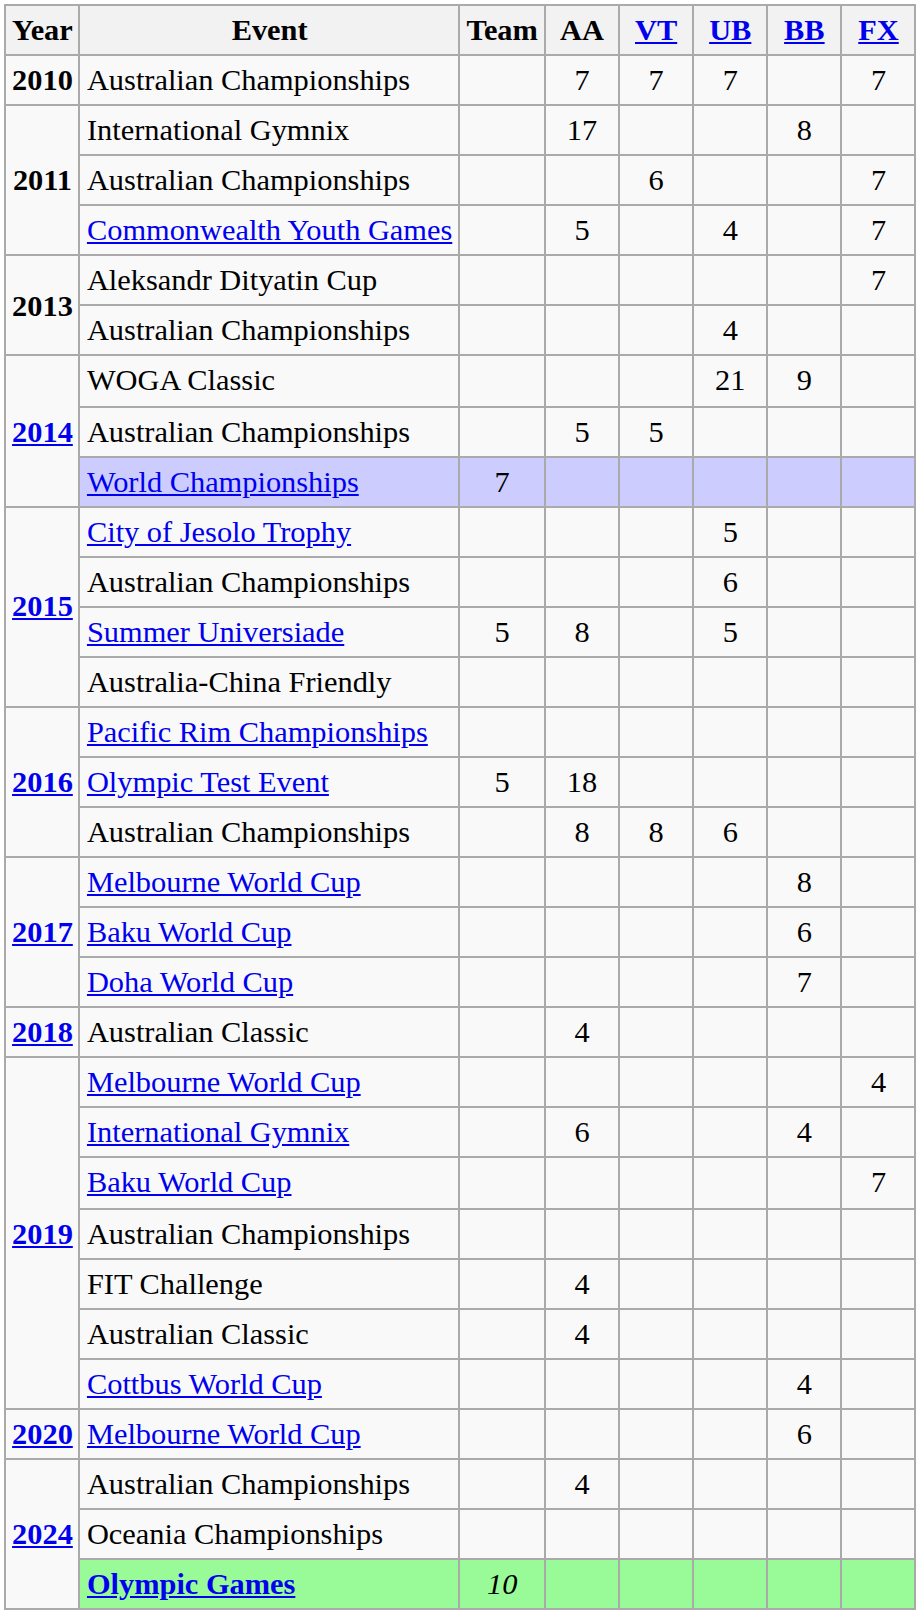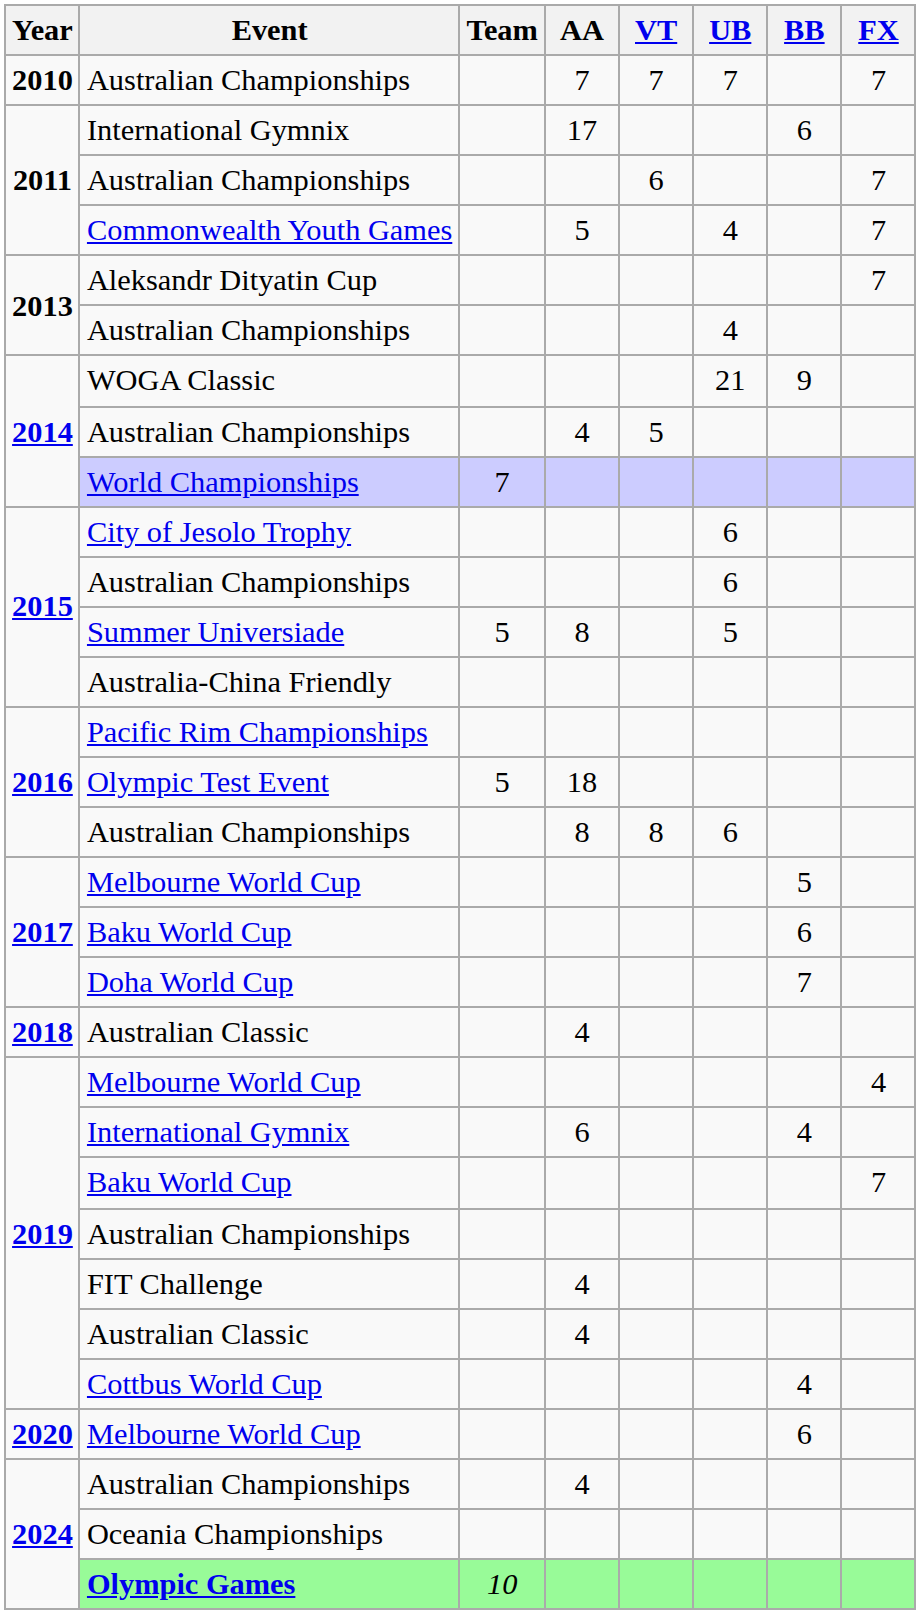(804, 130) 8 -> (804, 130) 6
(582, 430) 5 -> (582, 430) 4
(730, 530) 5 -> (730, 530) 6
(804, 881) 8 -> (804, 881) 5
